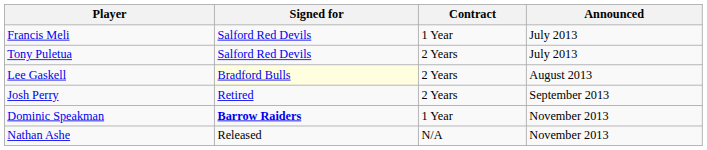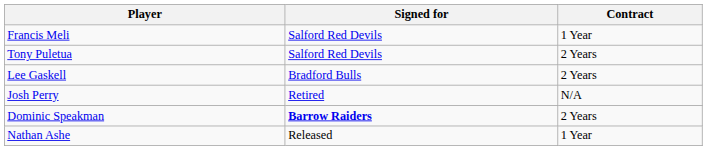- column: (614, 14)
(254, 75) lightyellow background -> (325, 75) no background
(440, 95) 2 Years -> (571, 95) N/A
(437, 115) 1 Year -> (579, 115) 2 Years
(432, 136) N/A -> (576, 136) 1 Year
